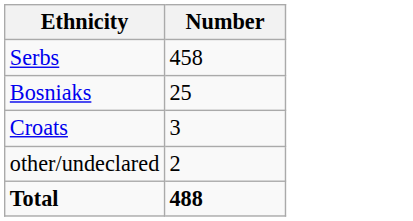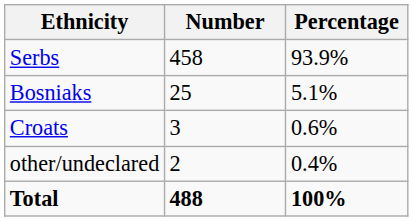+ column: (347, 22)
